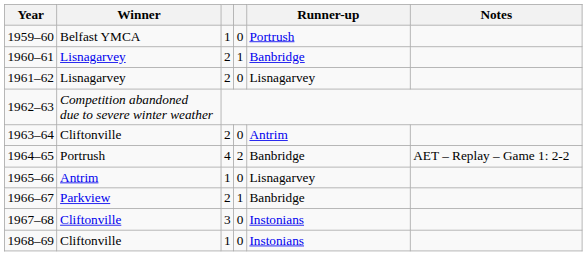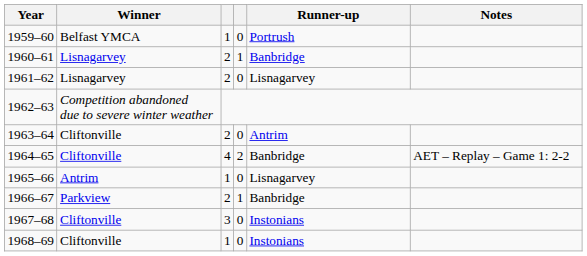(83, 156) Portrush -> (91, 156) Cliftonville
